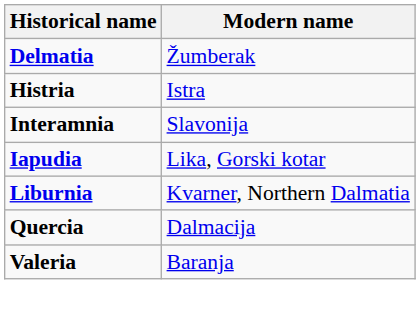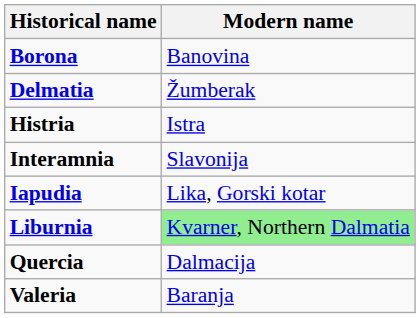+ row: (44, 55)
(288, 192) no background -> (288, 227) lightgreen background
